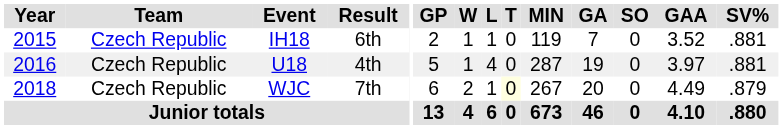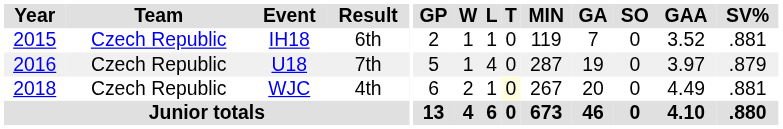(368, 64) 4th -> (368, 64) 7th
(748, 64) .881 -> (748, 64) .879
(368, 88) 7th -> (368, 88) 4th
(748, 88) .879 -> (748, 88) .881
